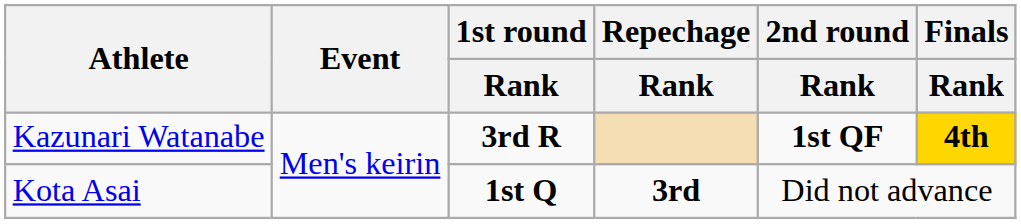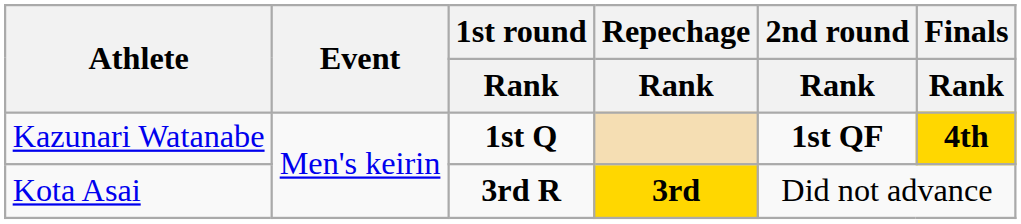(521, 137) 3rd R -> (521, 137) 1st Q
(521, 191) 1st Q -> (521, 191) 3rd R
(676, 191) no background -> (676, 191) gold background
